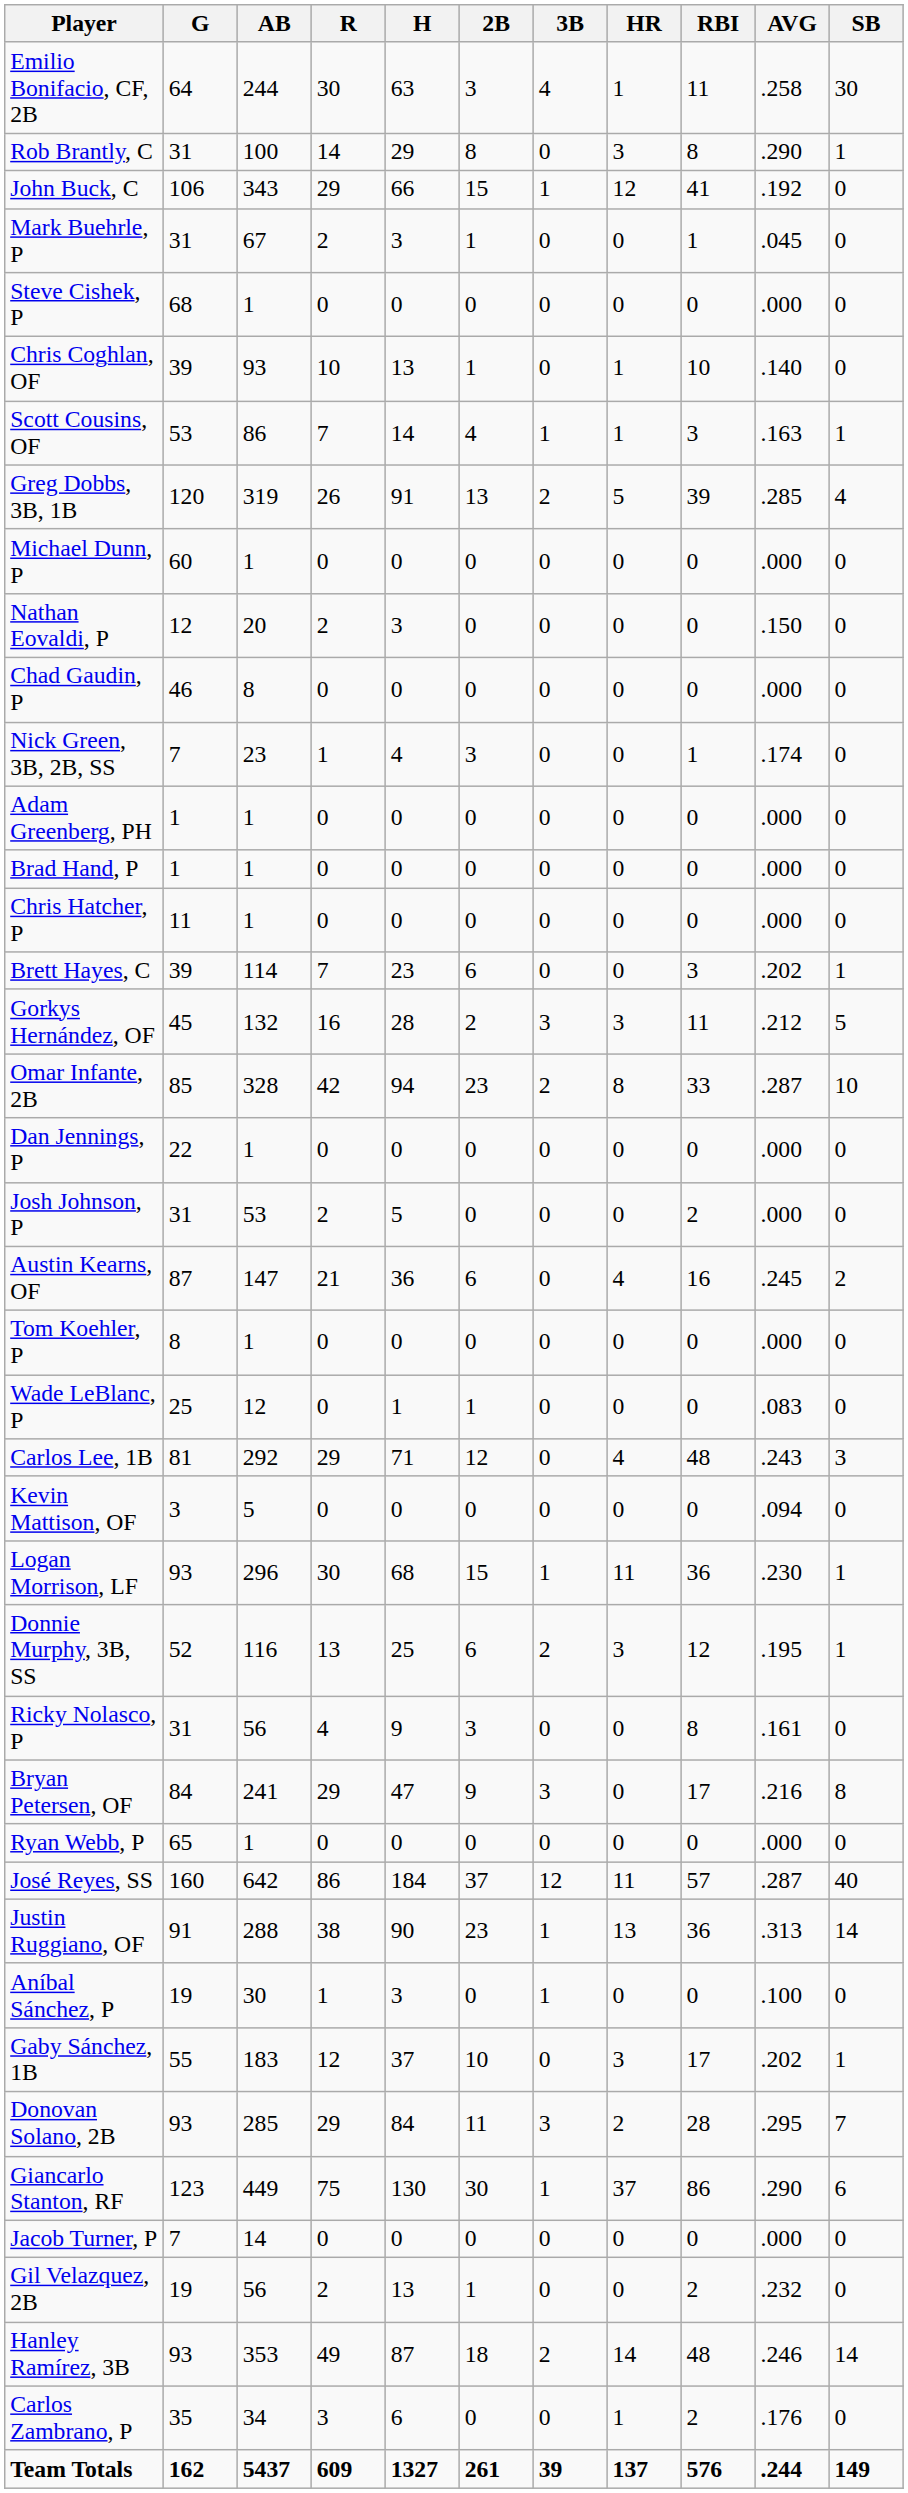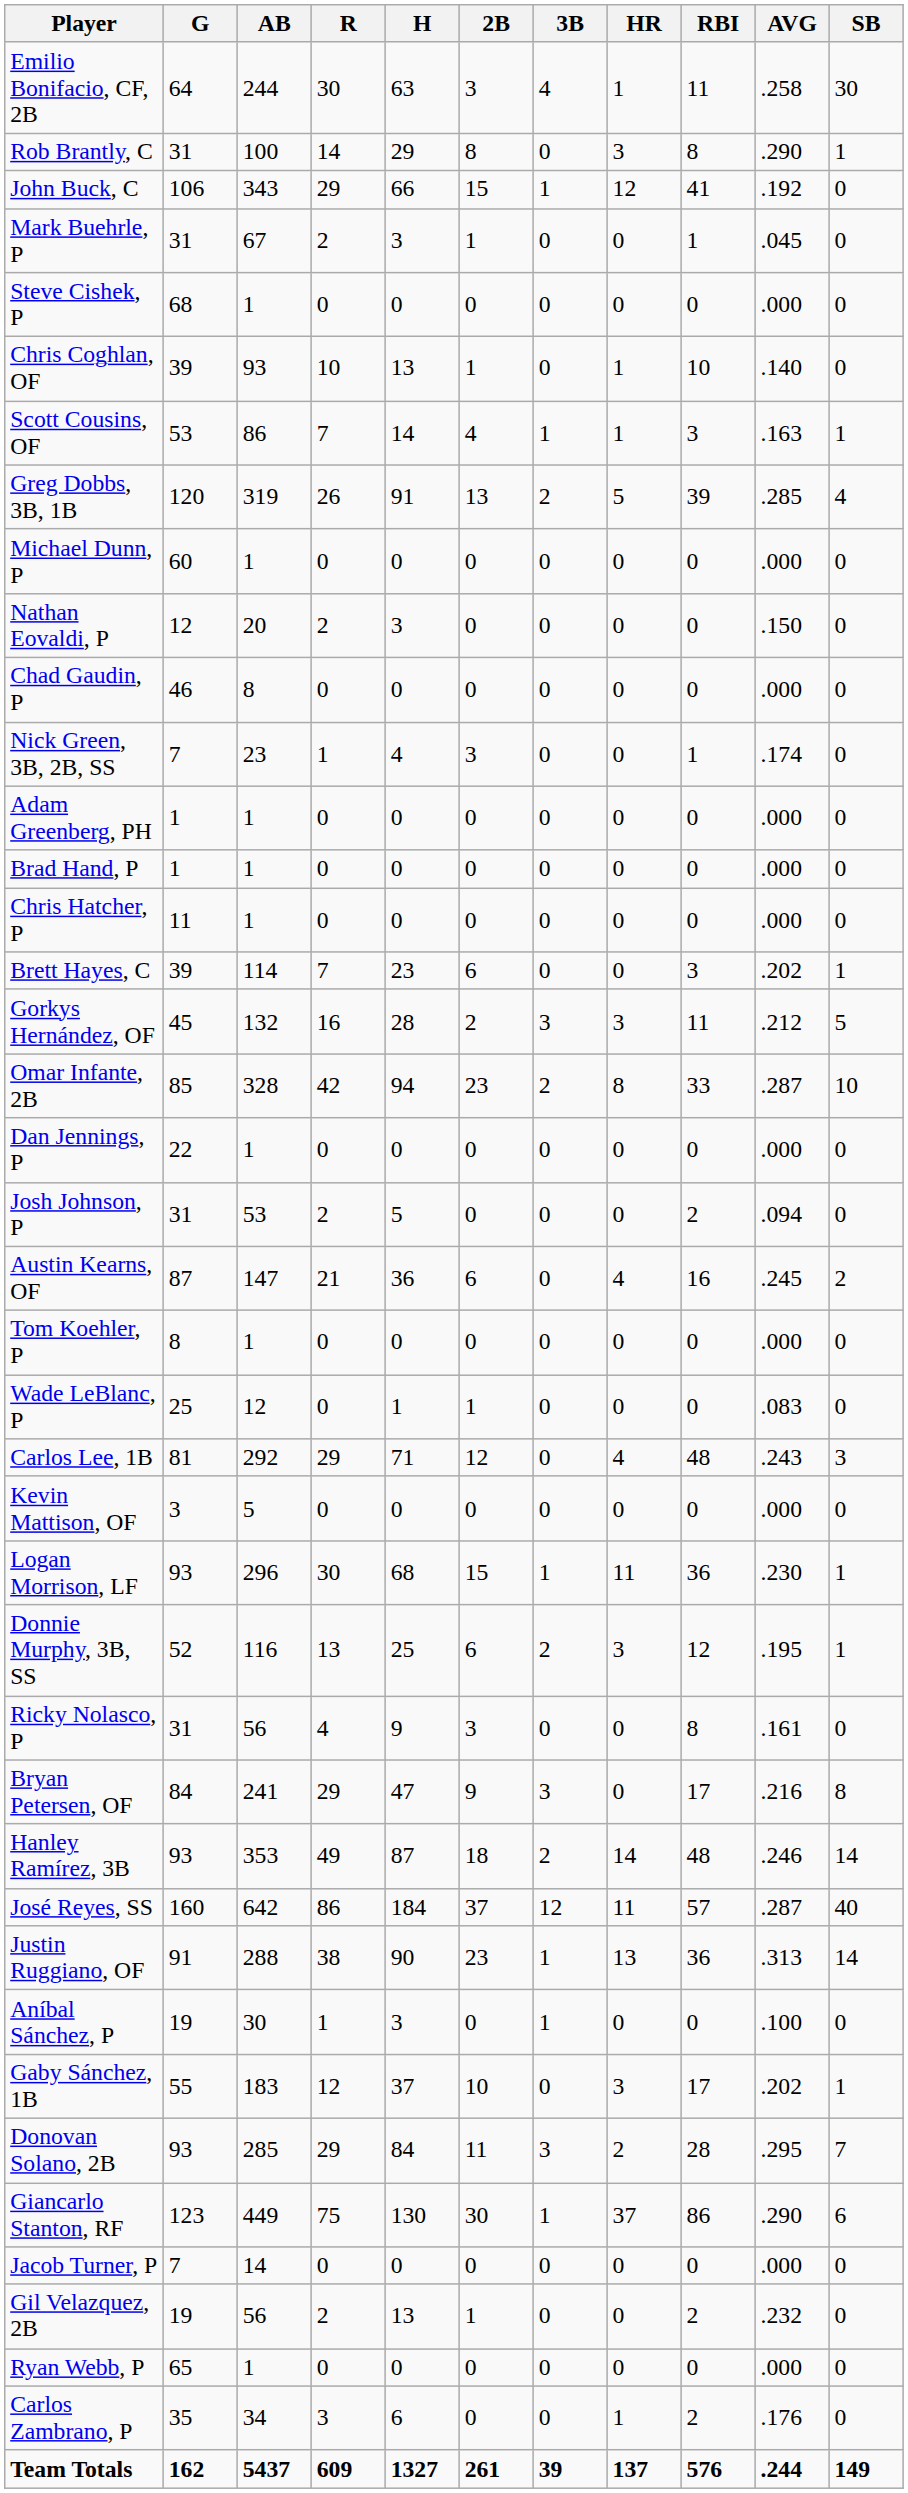(781, 1213) .000 -> (781, 1213) .094
(781, 1508) .094 -> (781, 1508) .000
rows swapped: (70, 2353) <-> (77, 1842)
